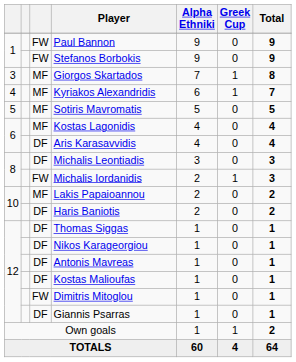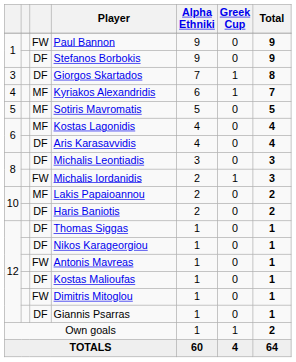(40, 59) FW -> (40, 59) DF
(40, 76) MF -> (40, 76) DF
(40, 263) DF -> (40, 263) FW
